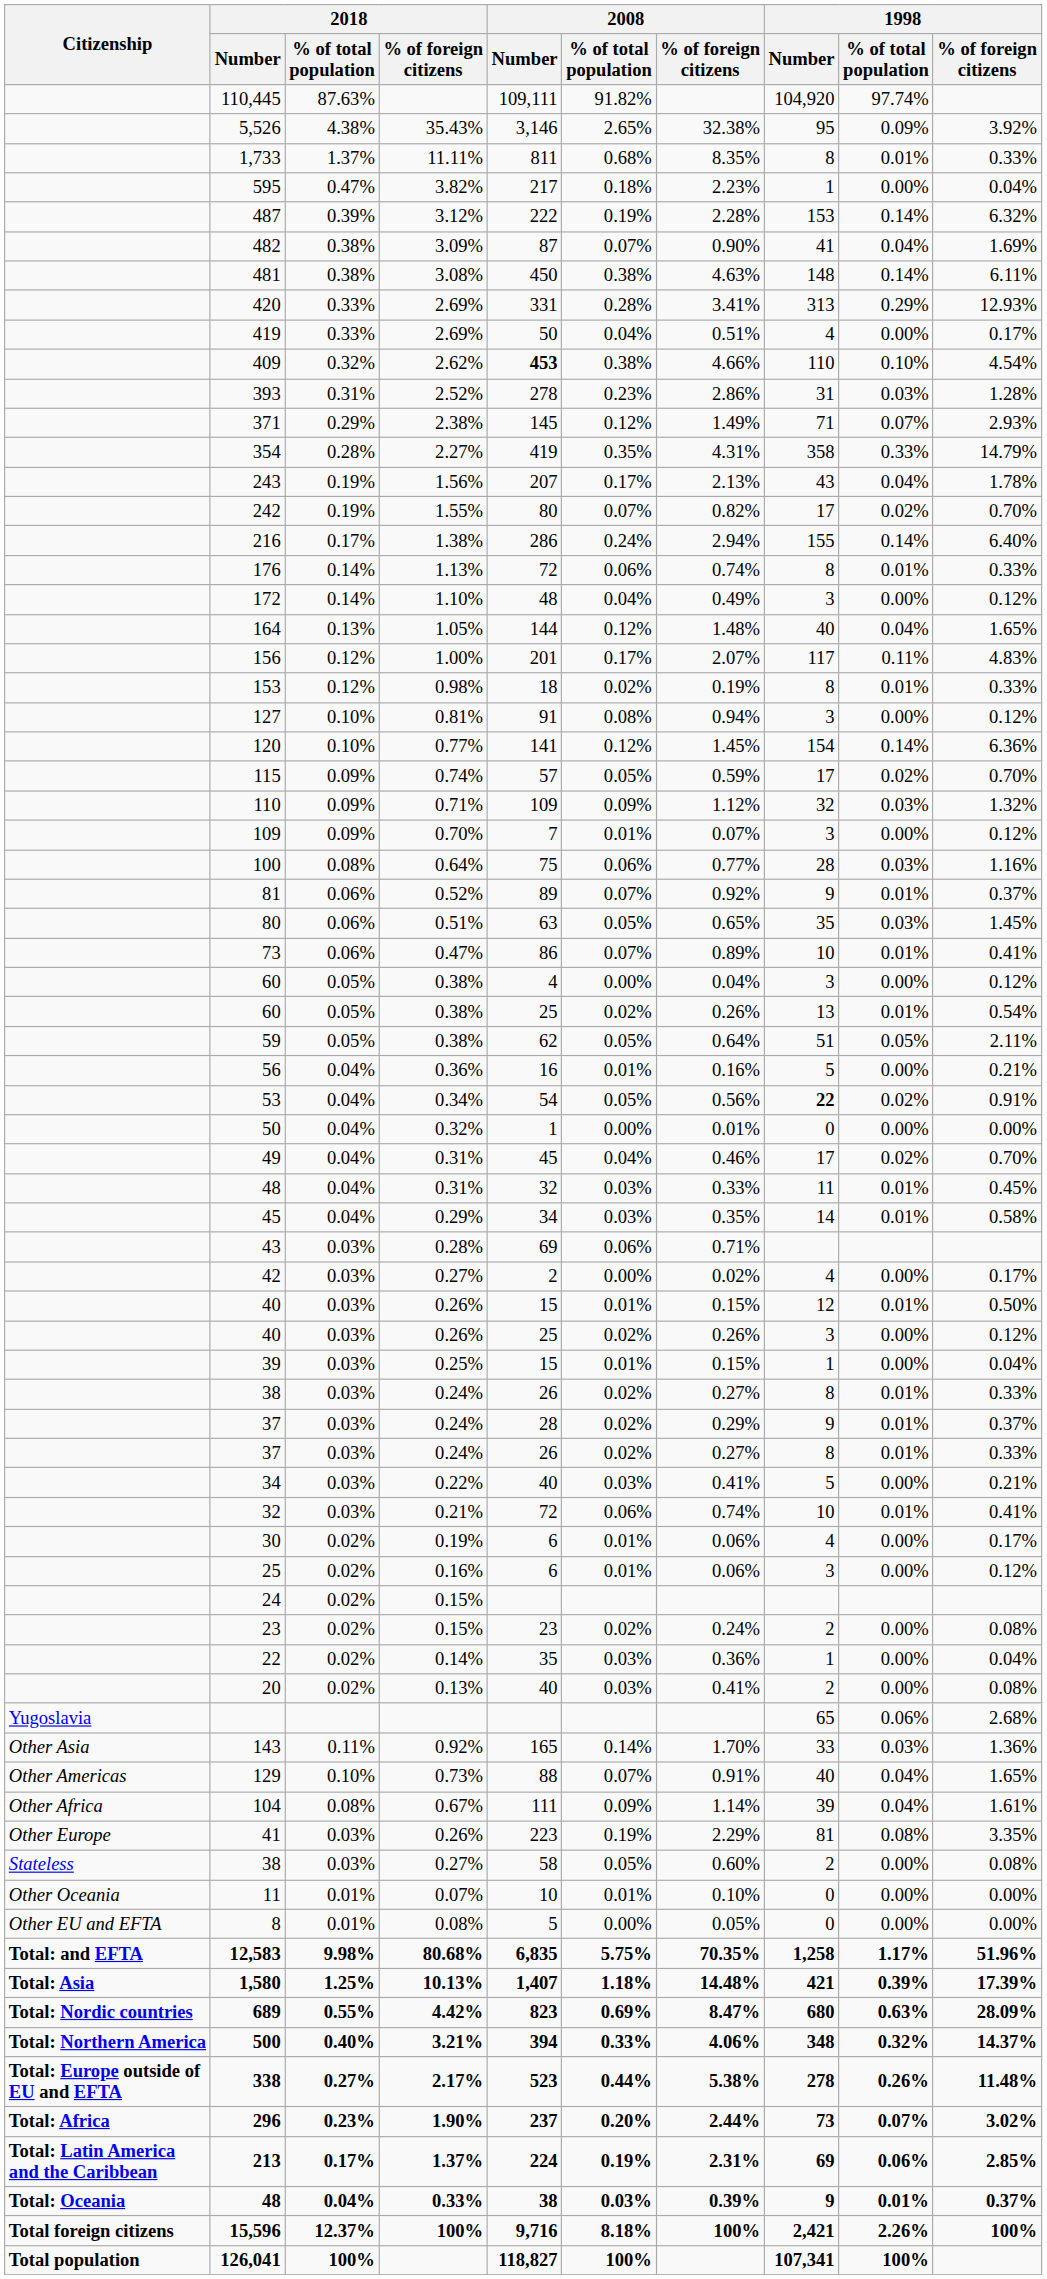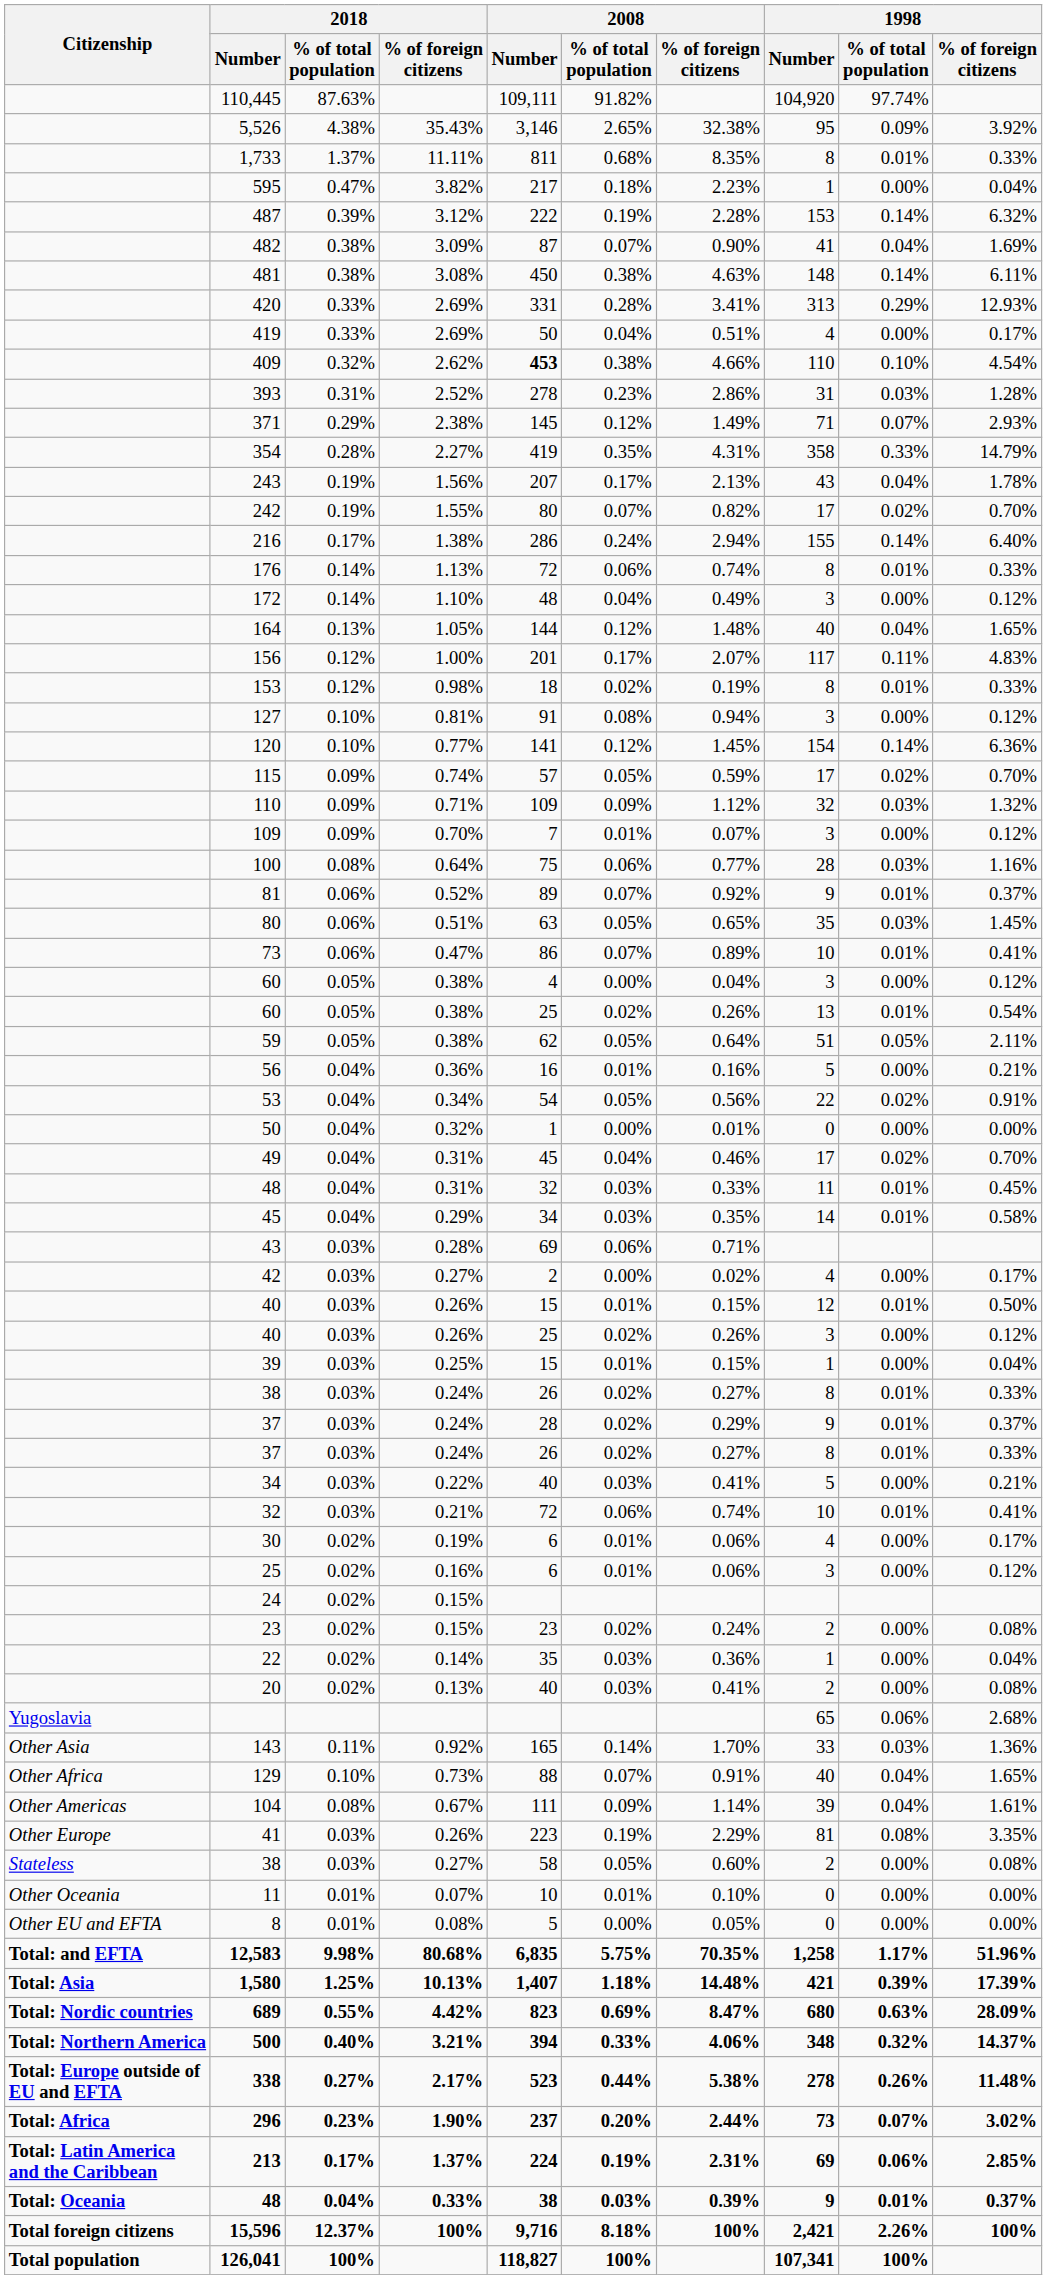(825, 1099) bold -> (825, 1099) normal
(68, 1776) Other Americas -> (56, 1776) Other Africa
(56, 1806) Other Africa -> (68, 1806) Other Americas
